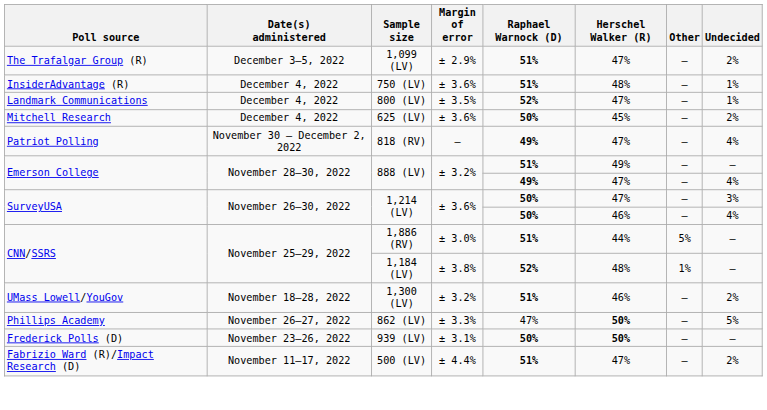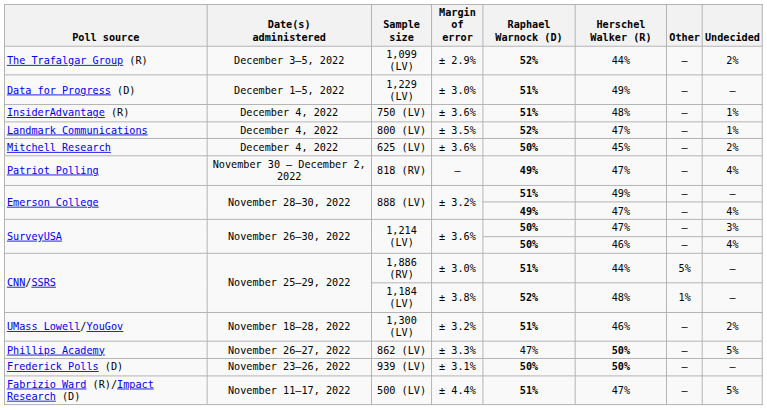(529, 60) 51% -> (529, 60) 52%
(621, 60) 47% -> (621, 60) 44%
+ row: (71, 90)
(732, 361) 2% -> (732, 390) 5%
